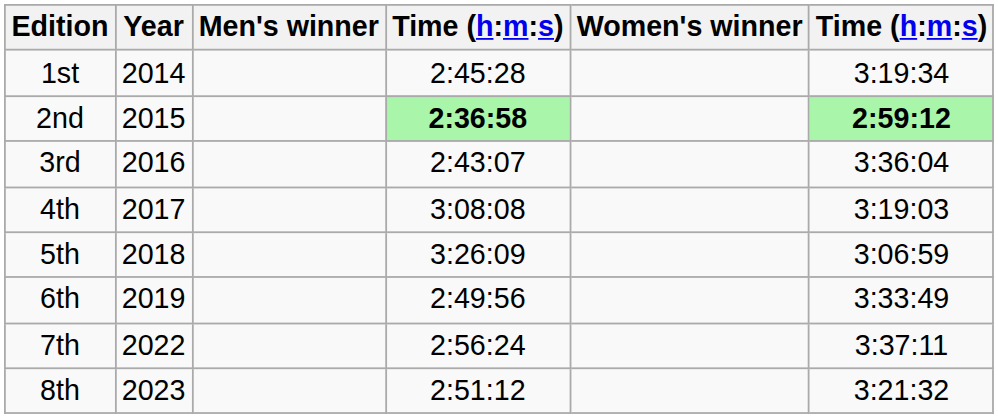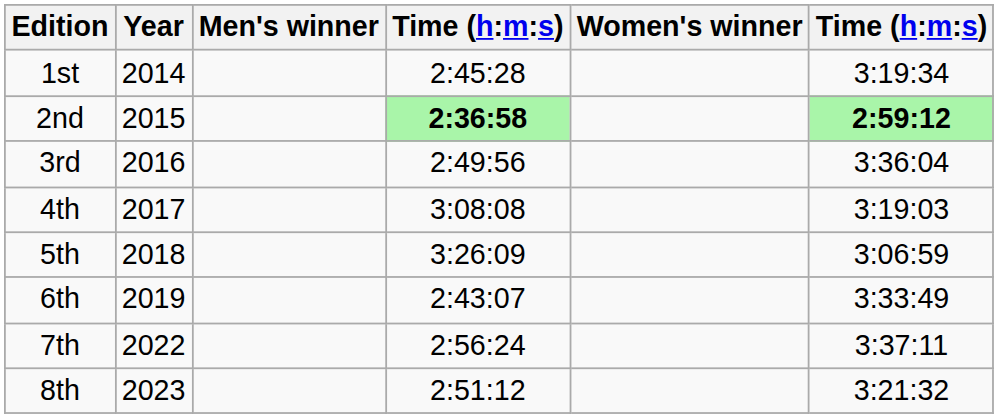(478, 163) 2:43:07 -> (478, 163) 2:49:56
(478, 299) 2:49:56 -> (478, 299) 2:43:07
